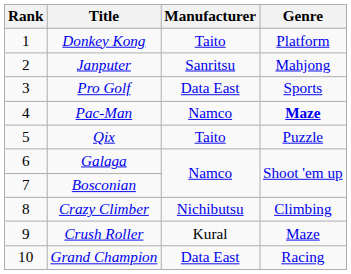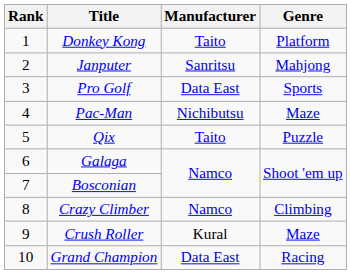(210, 112) Namco -> (210, 112) Nichibutsu
(303, 112) bold -> (303, 112) normal
(210, 209) Nichibutsu -> (210, 209) Namco
